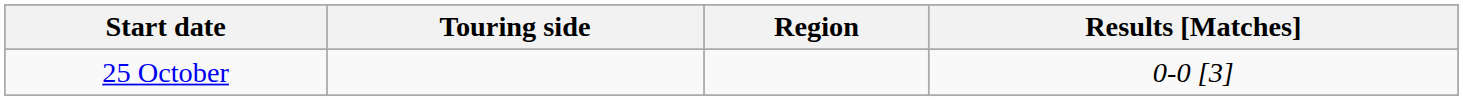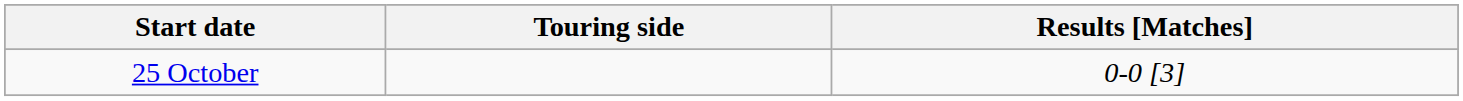- column: (816, 26)
